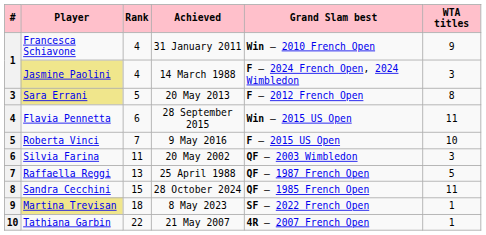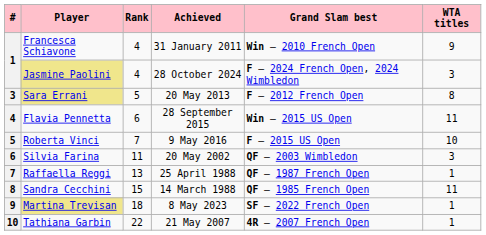(198, 74) 14 March 1988 -> (198, 74) 28 October 2024
(452, 173) 5 -> (452, 173) 1
(198, 189) 28 October 2024 -> (198, 189) 14 March 1988
